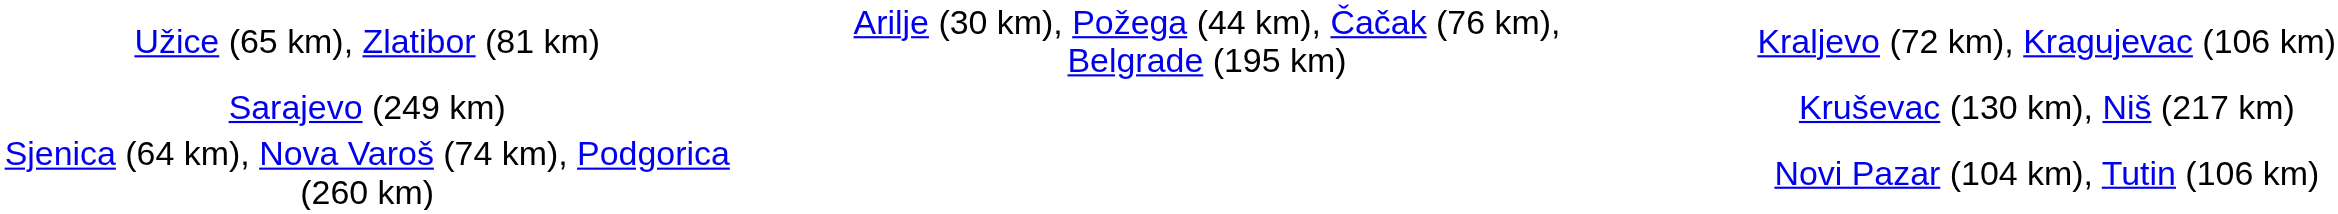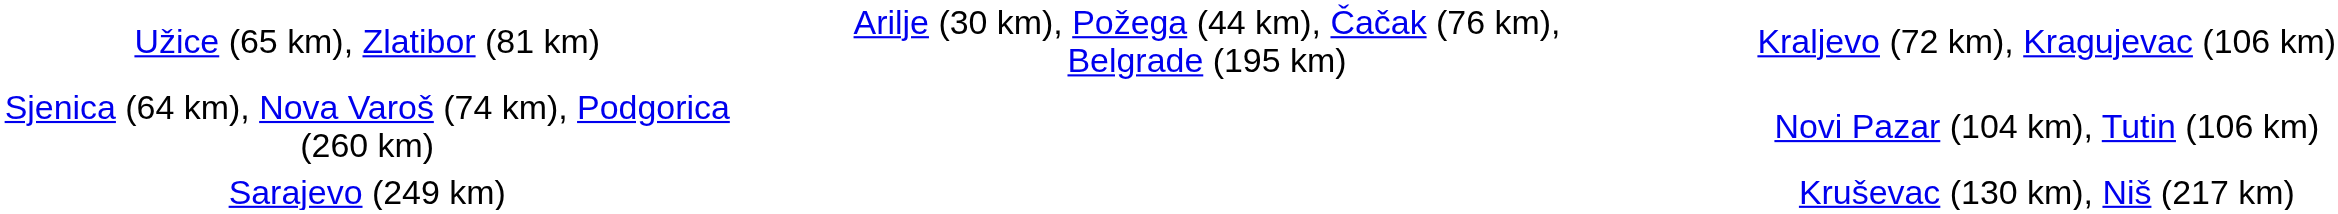rows swapped: (367, 107) <-> (367, 173)
